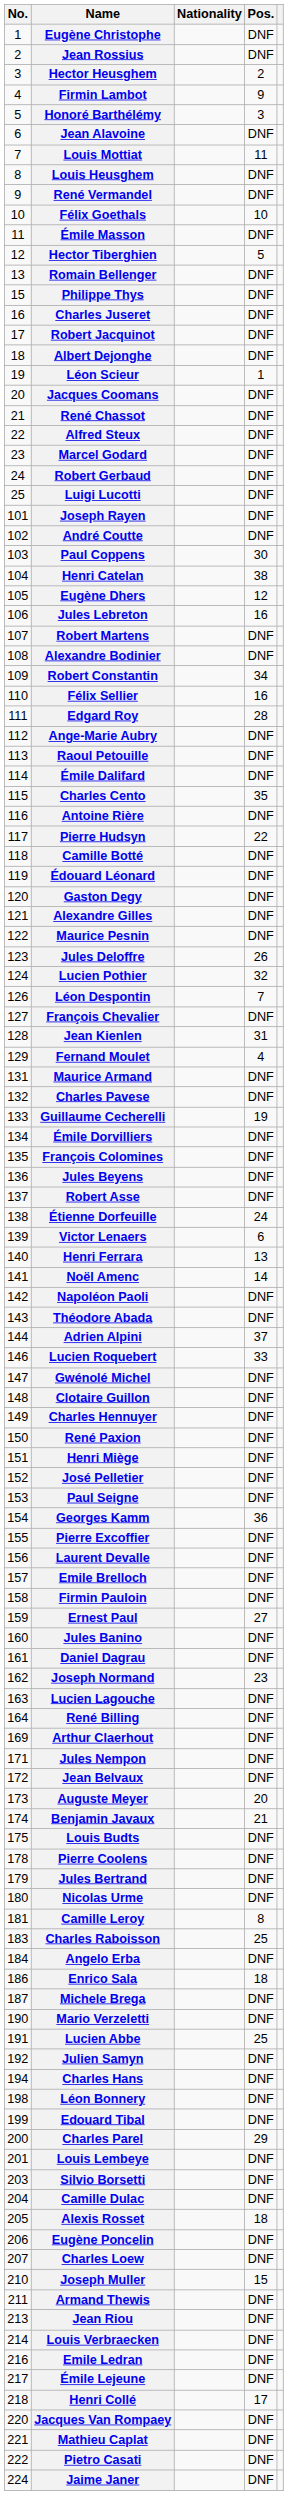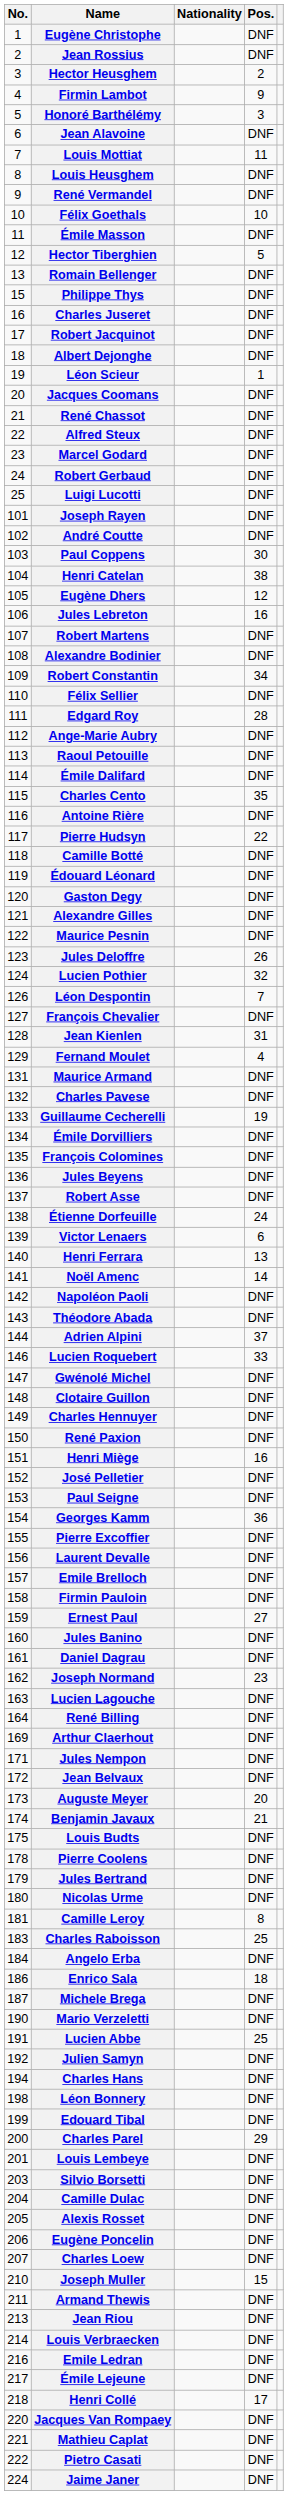(261, 696) 16 -> (261, 696) DNF
(261, 1457) DNF -> (261, 1457) 16
(261, 2219) 18 -> (261, 2219) DNF
